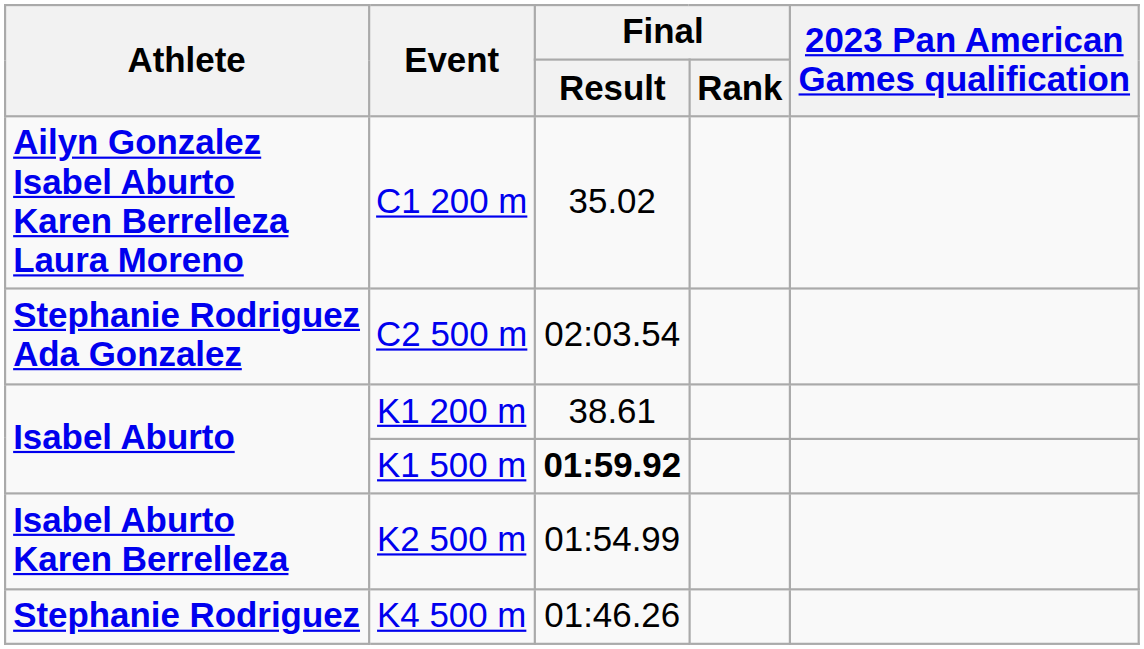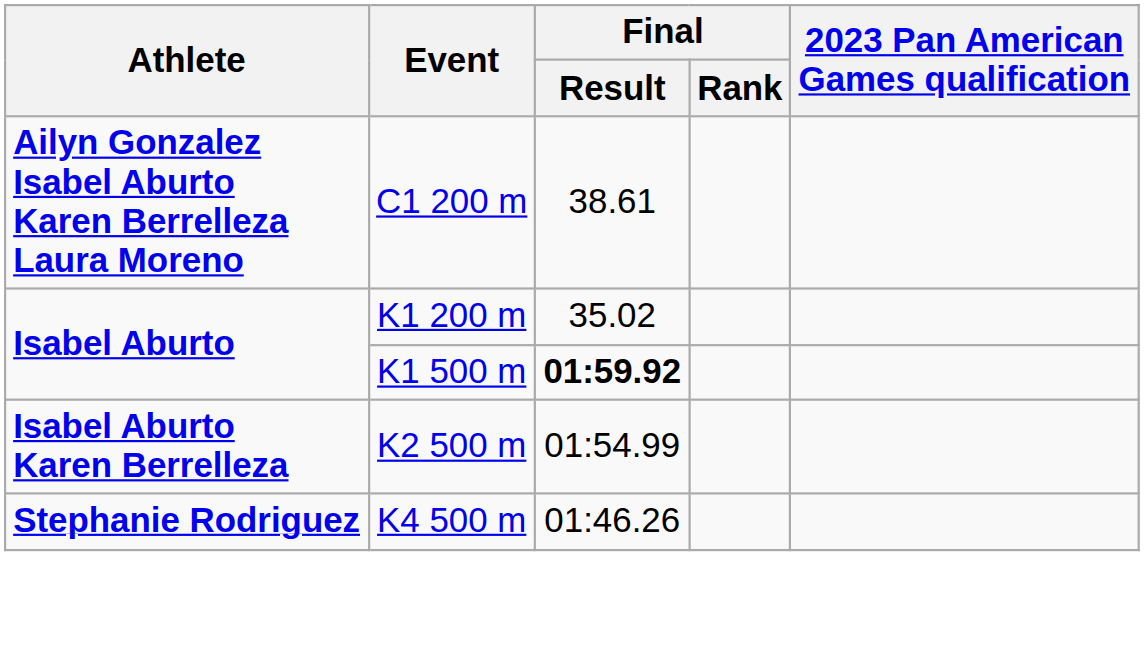(612, 201) 35.02 -> (612, 201) 38.61
- row: (452, 335)
(612, 410) 38.61 -> (612, 315) 35.02
